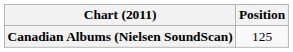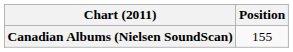(262, 36) 125 -> (262, 36) 155
